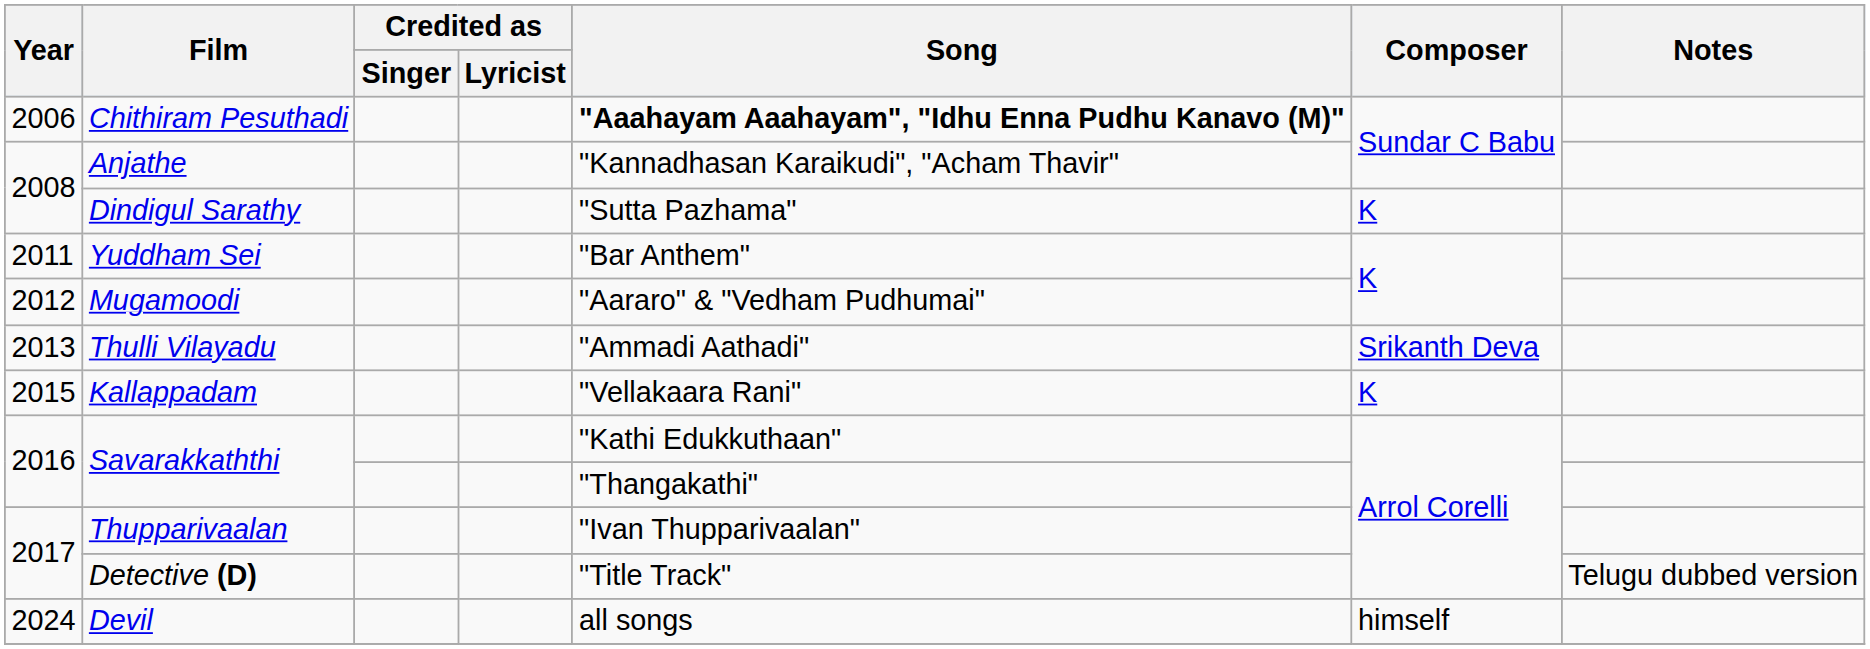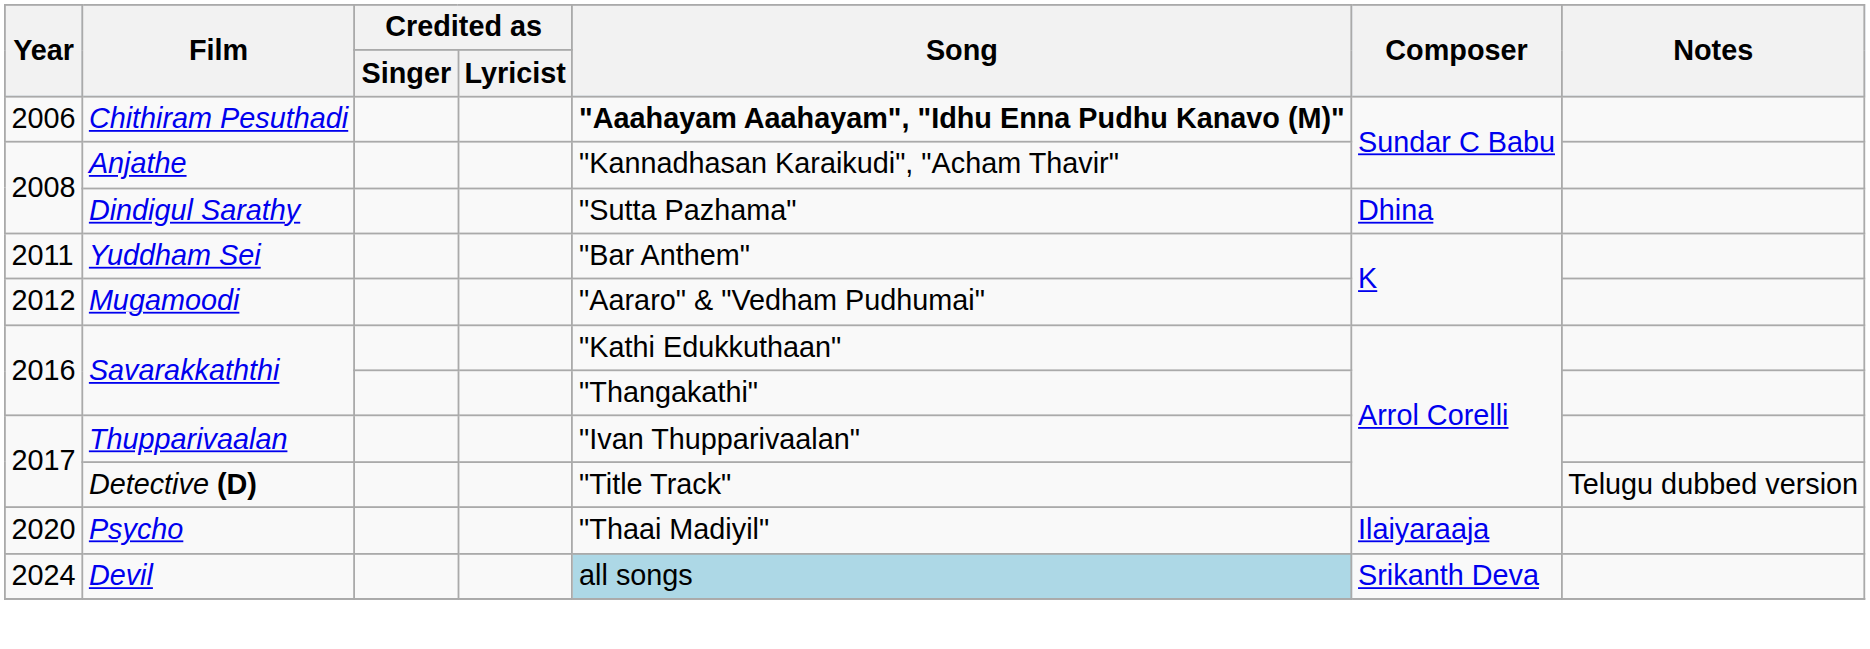(1368, 210) K -> (1396, 210) Dhina
- row: (44, 347)
- row: (44, 392)
+ row: (44, 529)
(636, 621) no background -> (636, 575) lightblue background
(1404, 621) himself -> (1448, 575) Srikanth Deva
